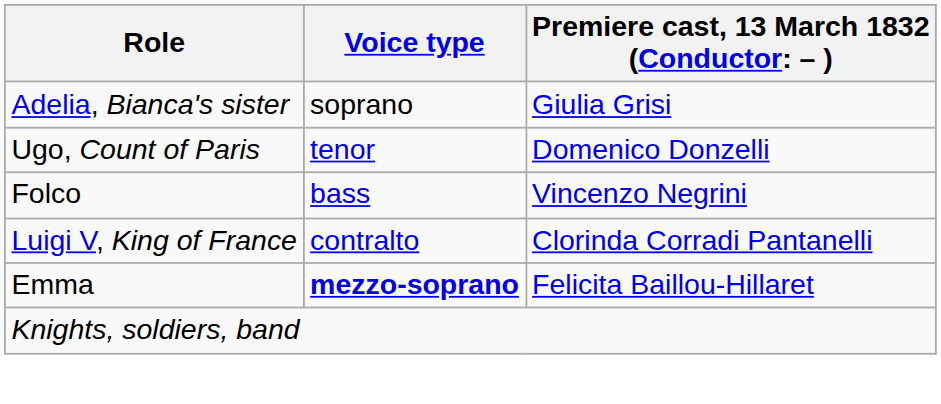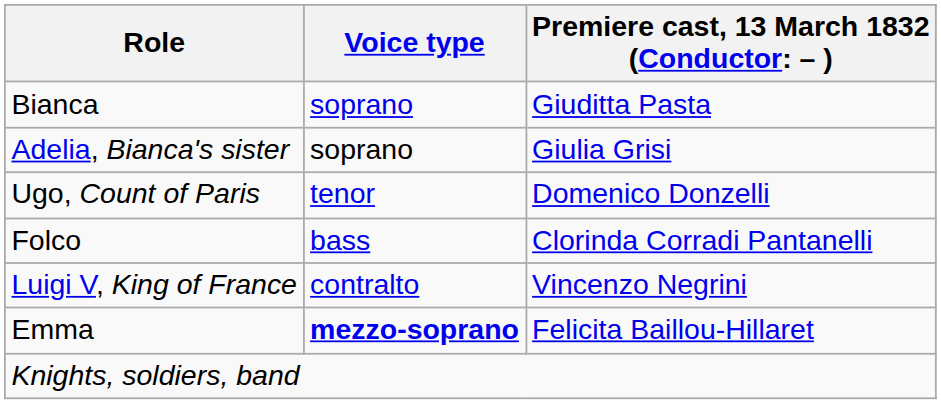+ row: (55, 104)
(640, 194) Vincenzo Negrini -> (702, 239) Clorinda Corradi Pantanelli
(702, 239) Clorinda Corradi Pantanelli -> (640, 284) Vincenzo Negrini
